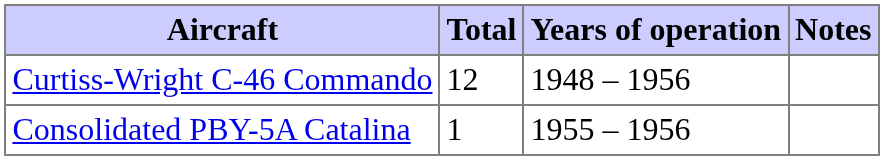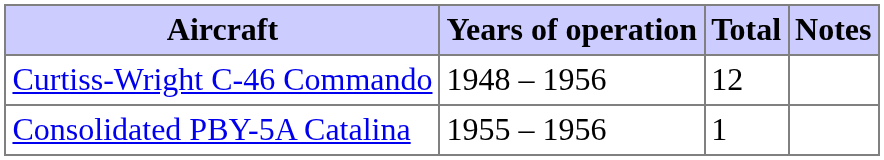columns swapped: (481, 29) <-> (656, 29)
